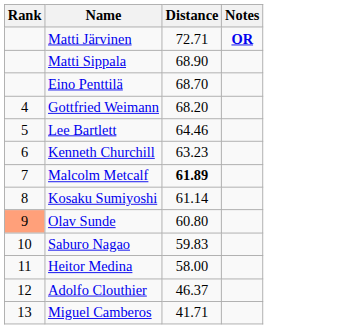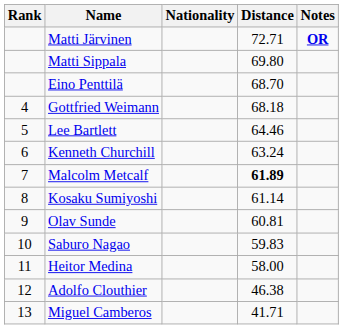+ column: (200, 15)
(192, 61) 68.90 -> (267, 61) 69.80
(192, 107) 68.20 -> (267, 107) 68.18
(192, 152) 63.23 -> (267, 152) 63.24
(25, 221) lightsalmon background -> (25, 221) no background
(192, 221) 60.80 -> (267, 221) 60.81
(192, 289) 46.37 -> (267, 289) 46.38
